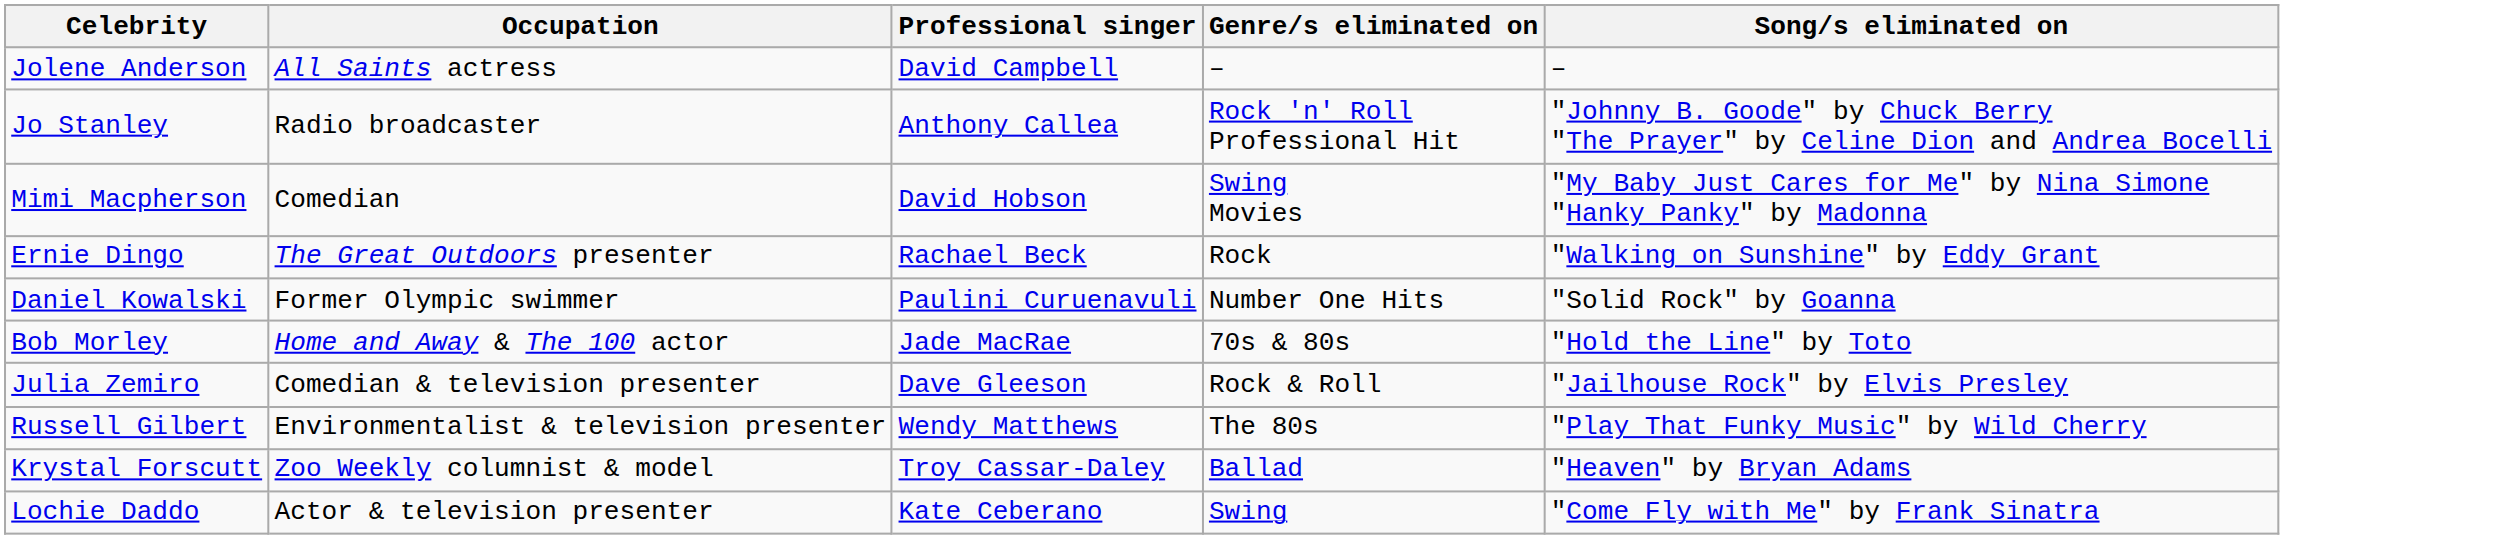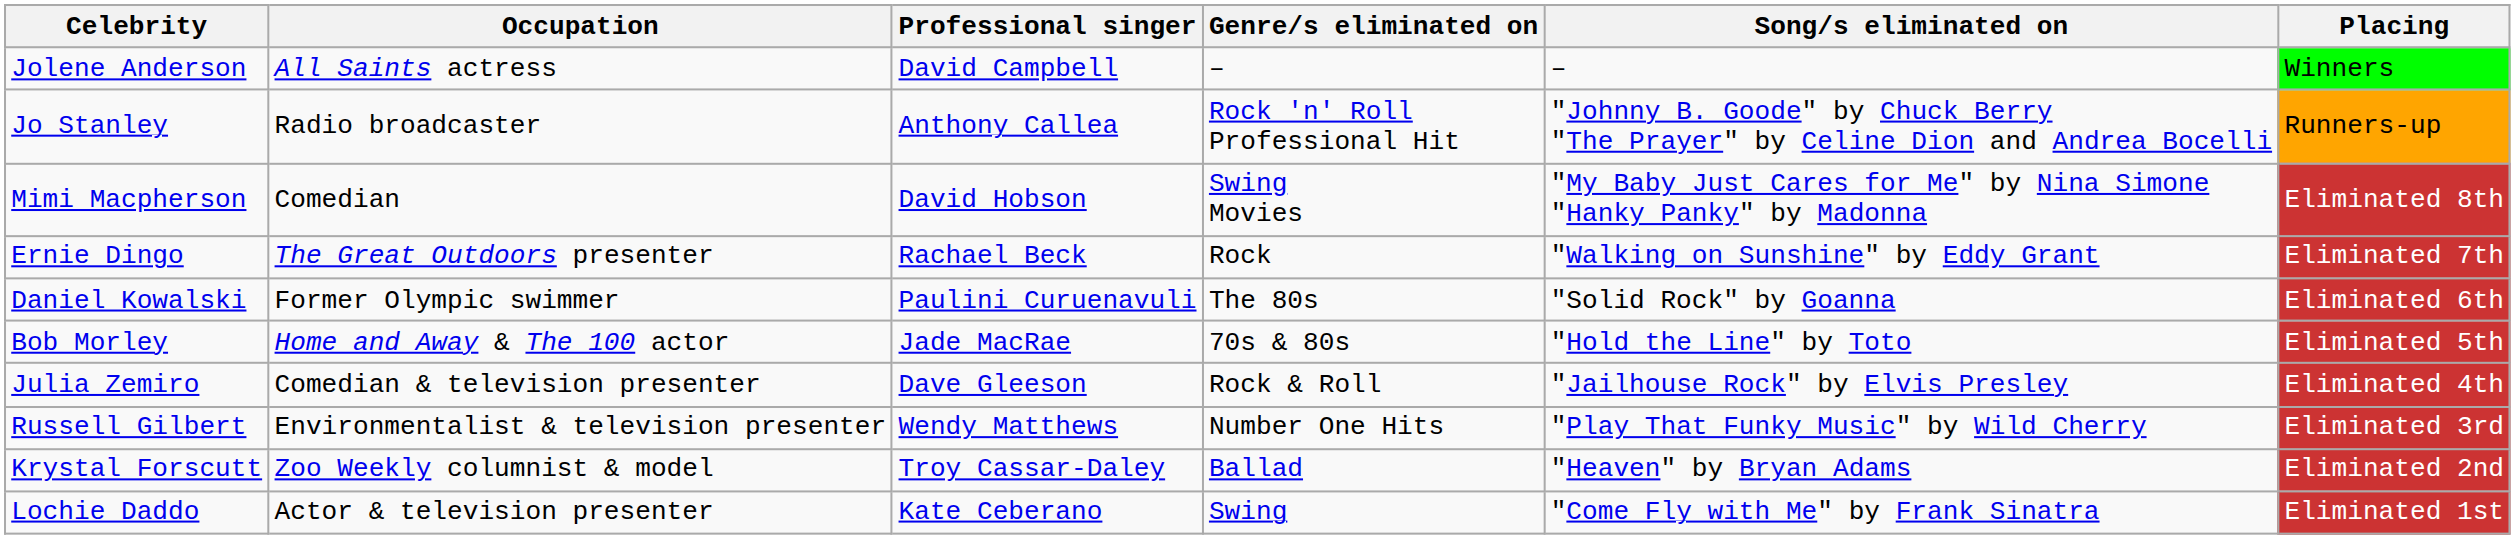+ column: (2394, 26)
(1327, 300) Number One Hits -> (1264, 300) The 80s
(1264, 427) The 80s -> (1327, 427) Number One Hits
